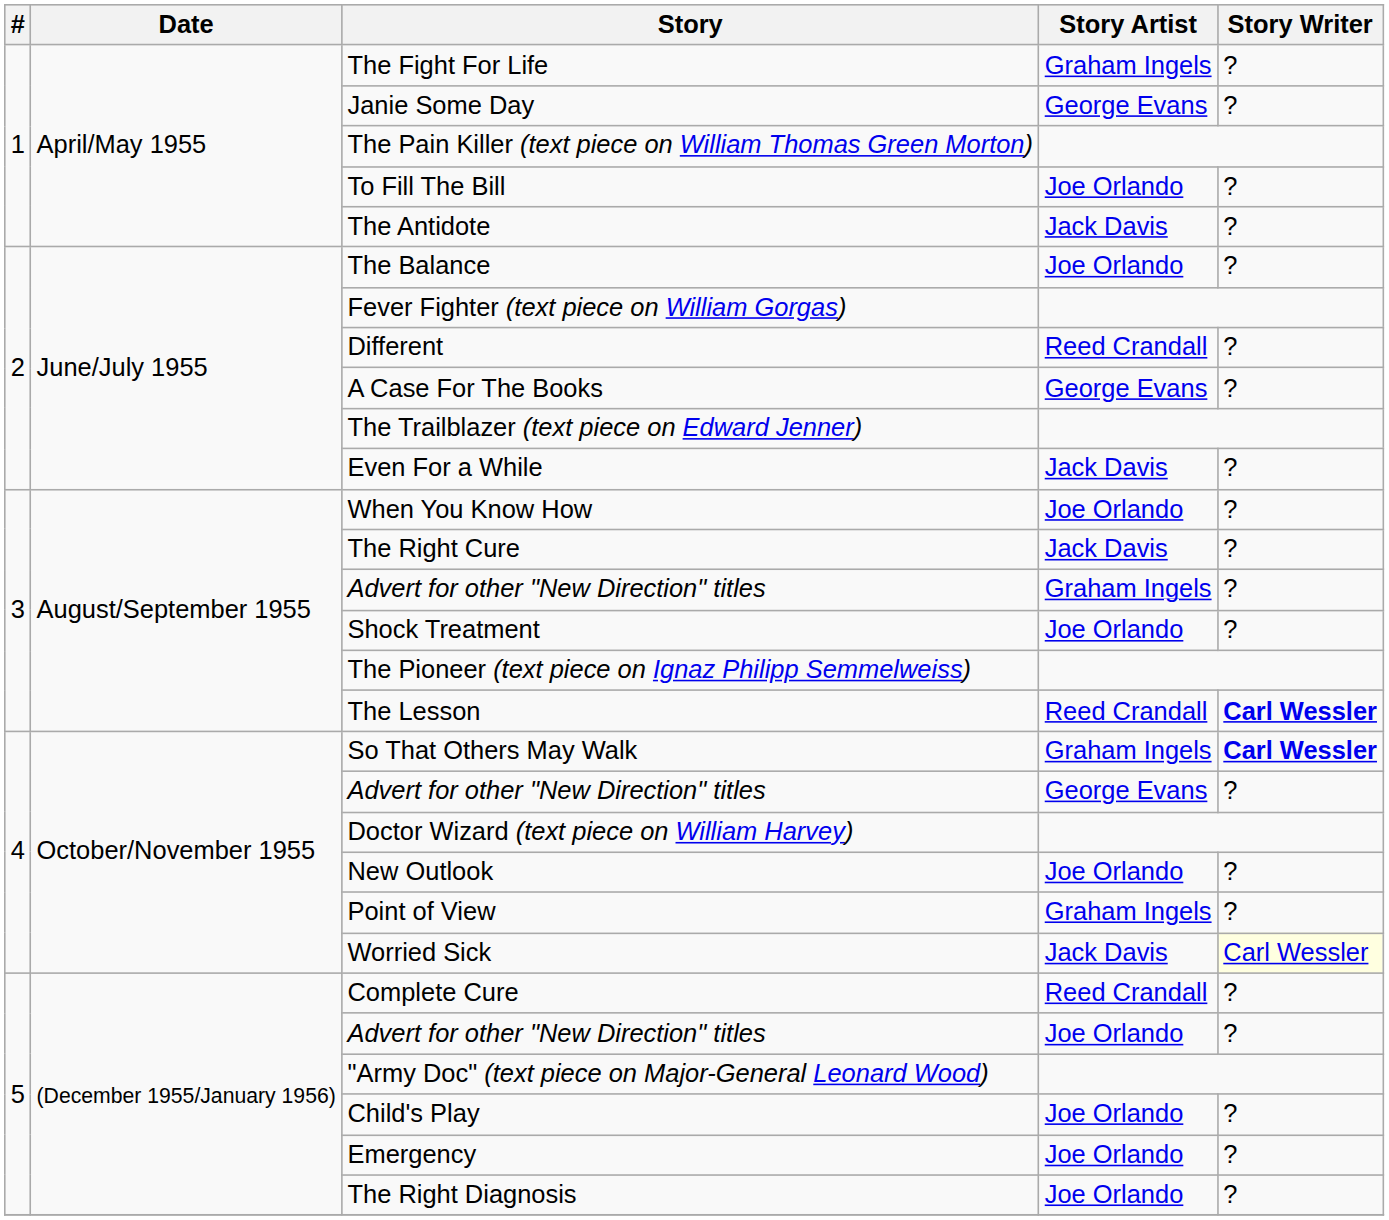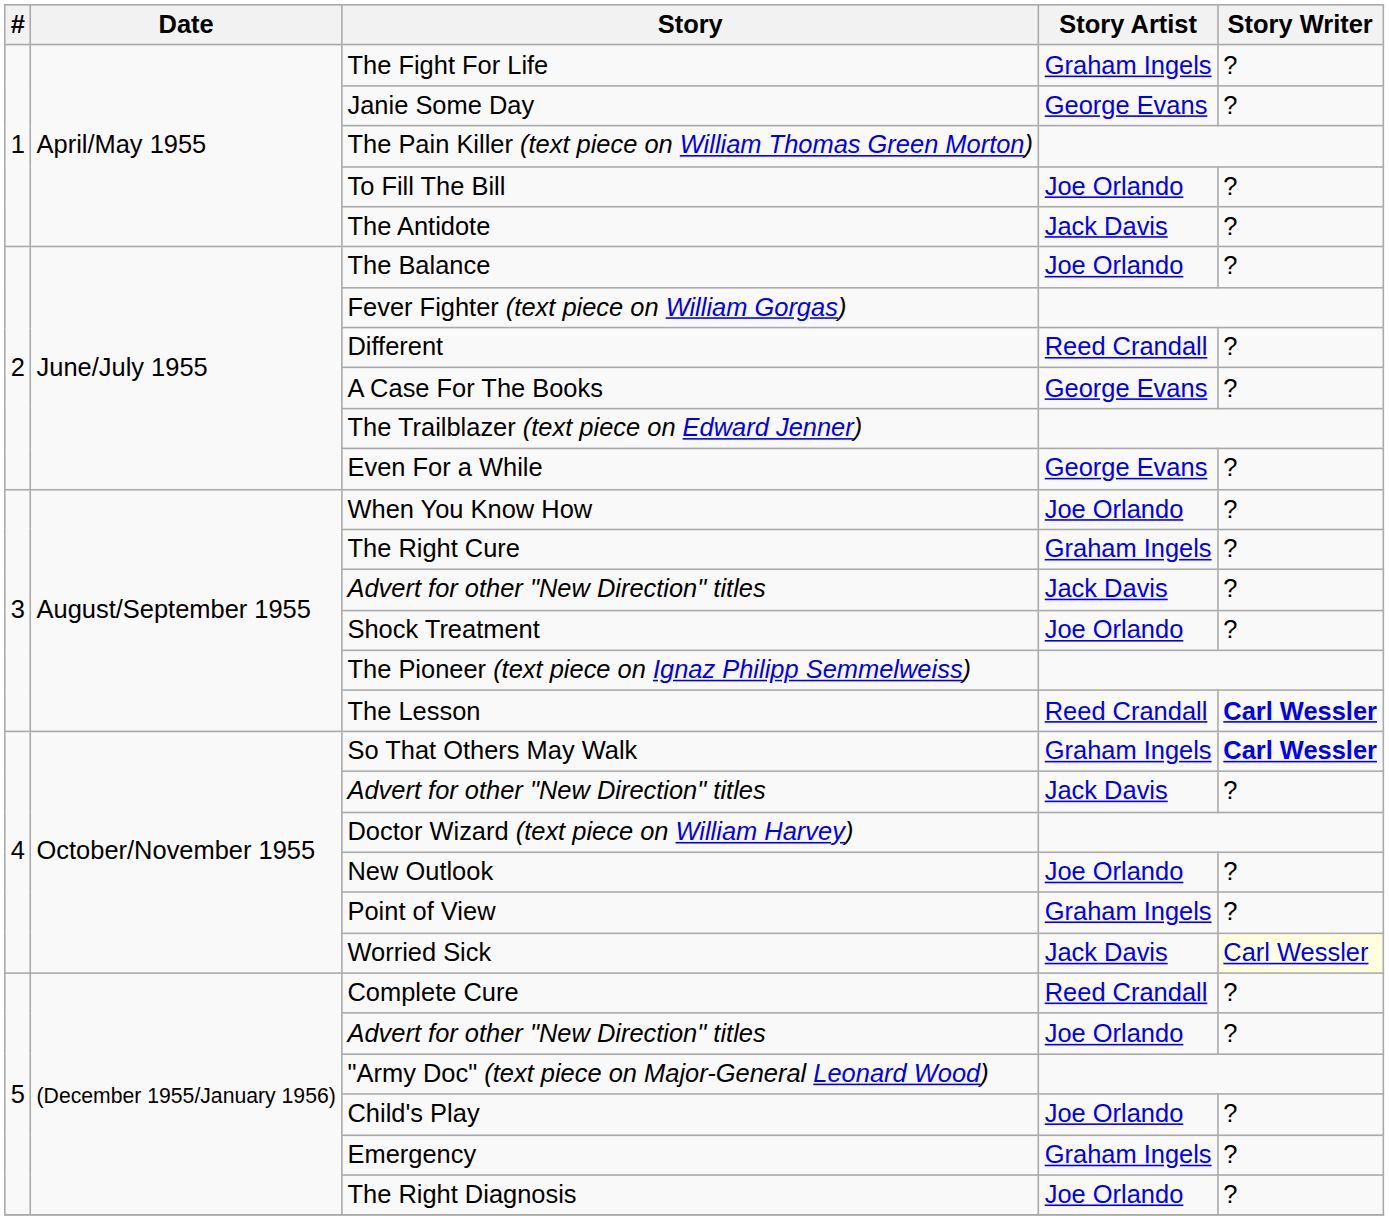(1106, 468) Jack Davis -> (1126, 468) George Evans
(1106, 549) Jack Davis -> (1128, 549) Graham Ingels
(1128, 589) Graham Ingels -> (1106, 589) Jack Davis
(1126, 791) George Evans -> (1106, 791) Jack Davis
(1114, 1154) Joe Orlando -> (1128, 1154) Graham Ingels
